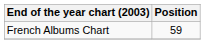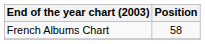(176, 30) 59 -> (176, 30) 58
